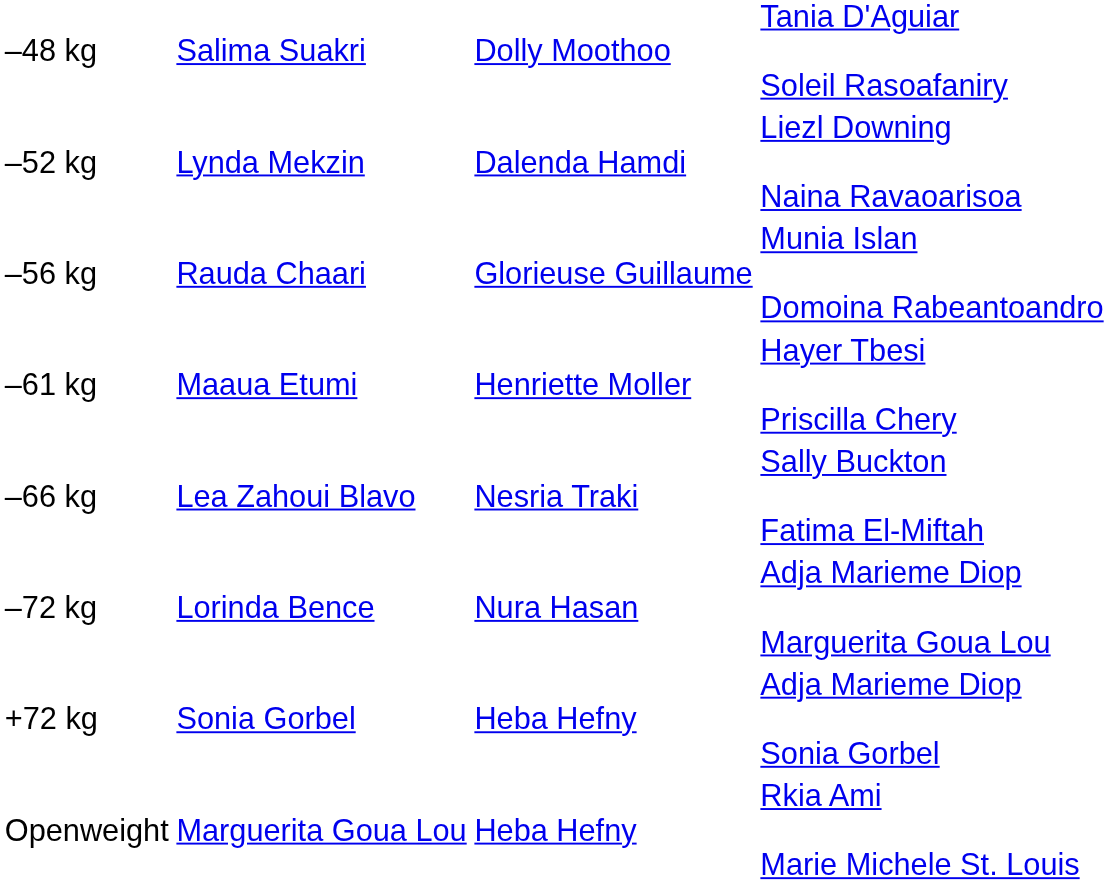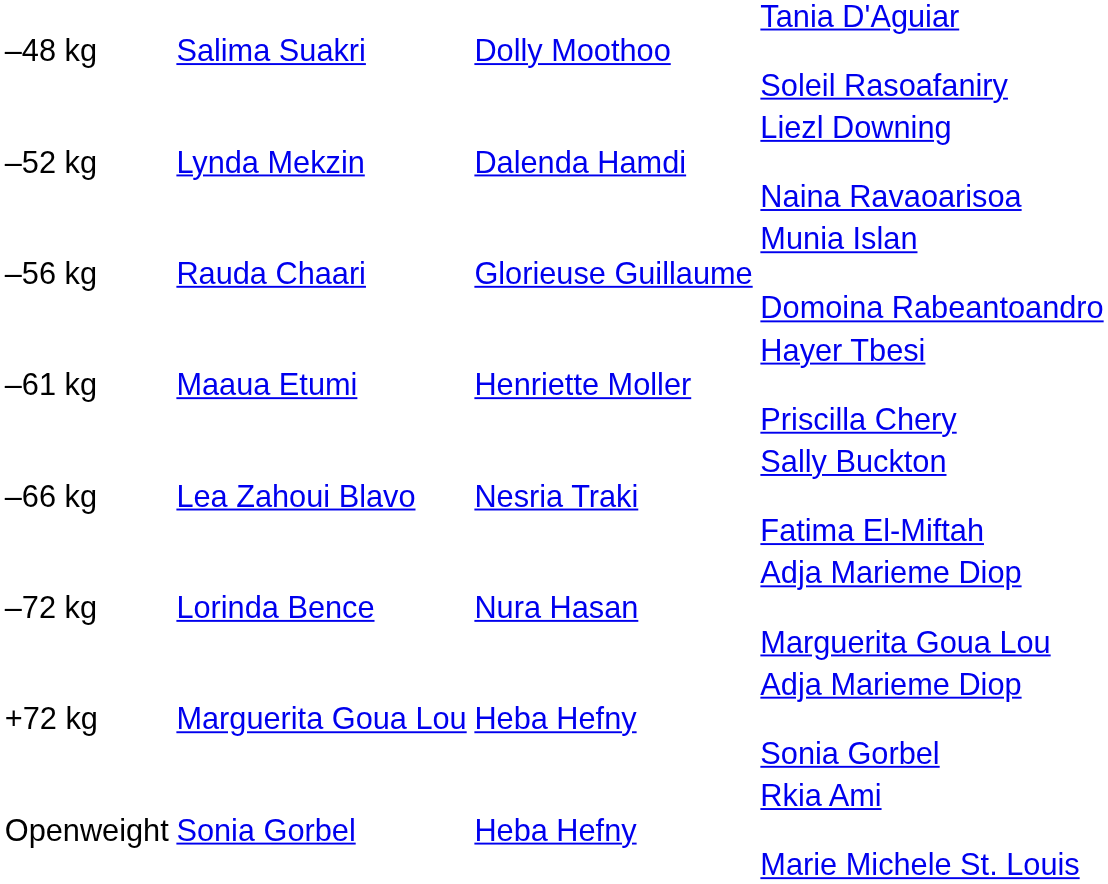(266, 719) Sonia Gorbel -> (322, 719) Marguerita Goua Lou
(322, 830) Marguerita Goua Lou -> (266, 830) Sonia Gorbel
